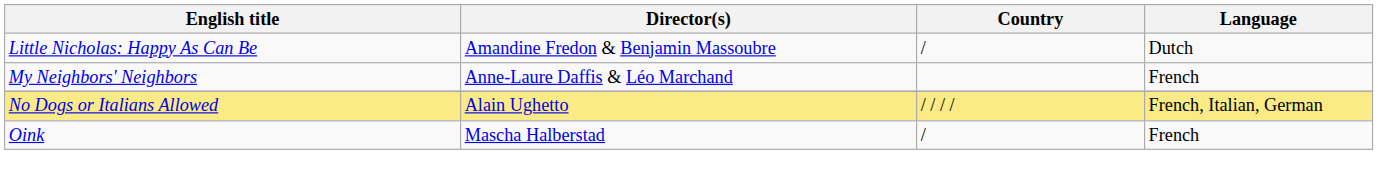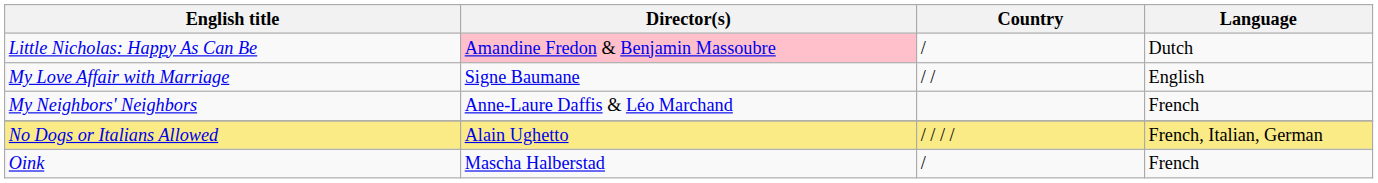(620, 47) no background -> (620, 47) pink background
+ row: (119, 76)
